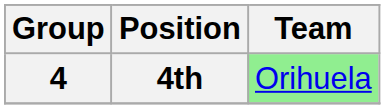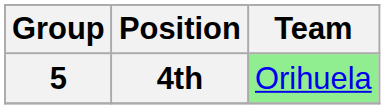(58, 77) 4 -> (58, 77) 5
